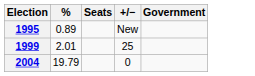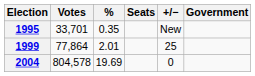+ column: (72, 12)
(66, 29) 0.89 -> (109, 29) 0.35
(66, 63) 19.79 -> (109, 63) 19.69
